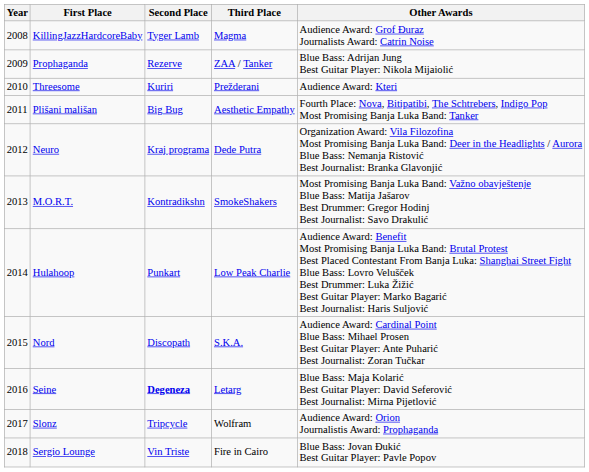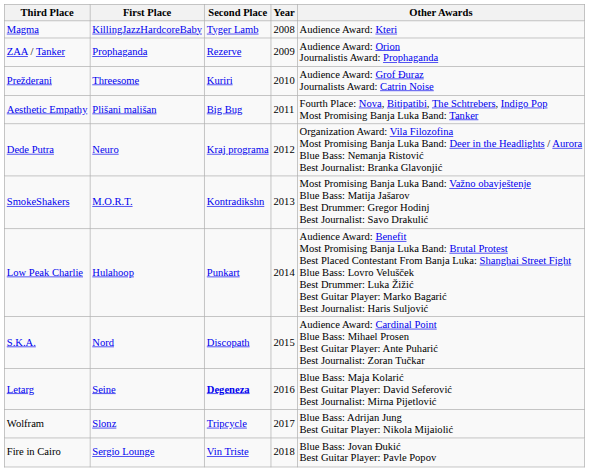columns swapped: (17, 12) <-> (254, 12)
(367, 35) Audience Award: Grof Đuraz Journalists Award: Catrin Noise -> (348, 29) Audience Award: Kteri
(376, 64) Blue Bass: Adrijan Jung Best Guitar Player: Nikola Mijaiolić -> (369, 52) Audience Award: Orion Journalistis Award: Prophaganda
(348, 86) Audience Award: Kteri -> (367, 80) Audience Award: Grof Đuraz Journalists Award: Catrin Noise
(369, 423) Audience Award: Orion Journalistis Award: Prophaganda -> (376, 423) Blue Bass: Adrijan Jung Best Guitar Player: Nikola Mijaiolić
